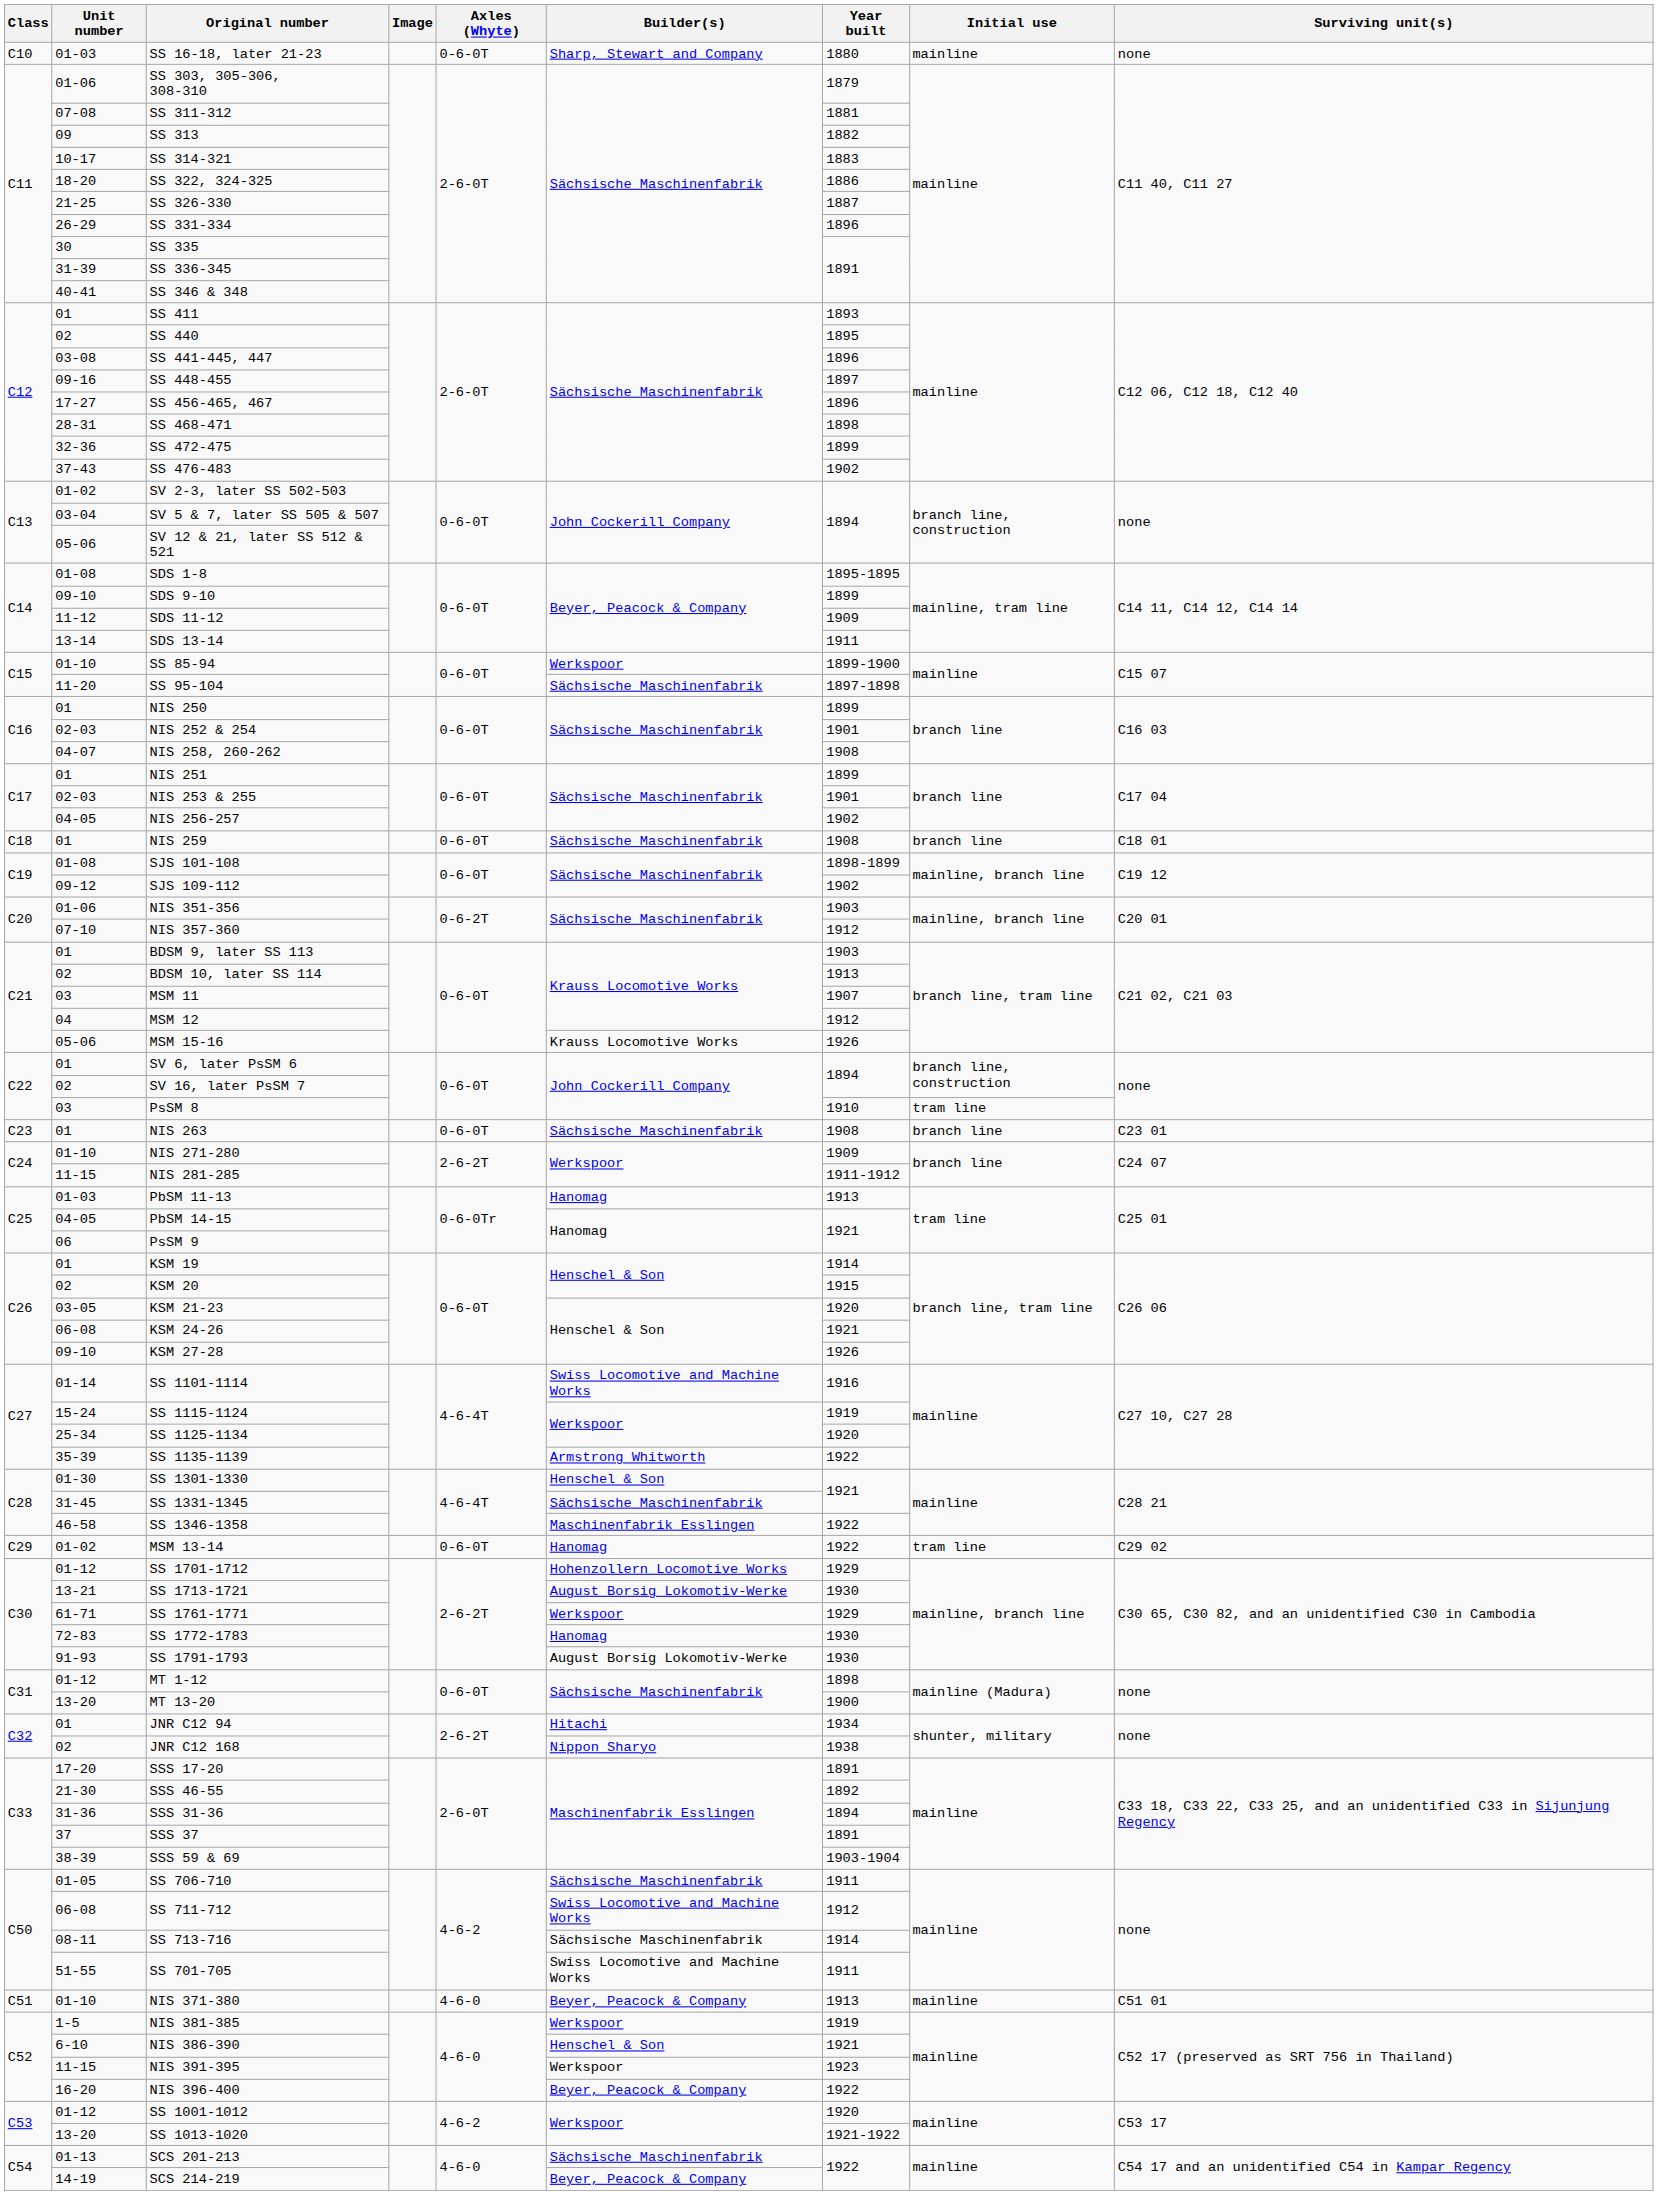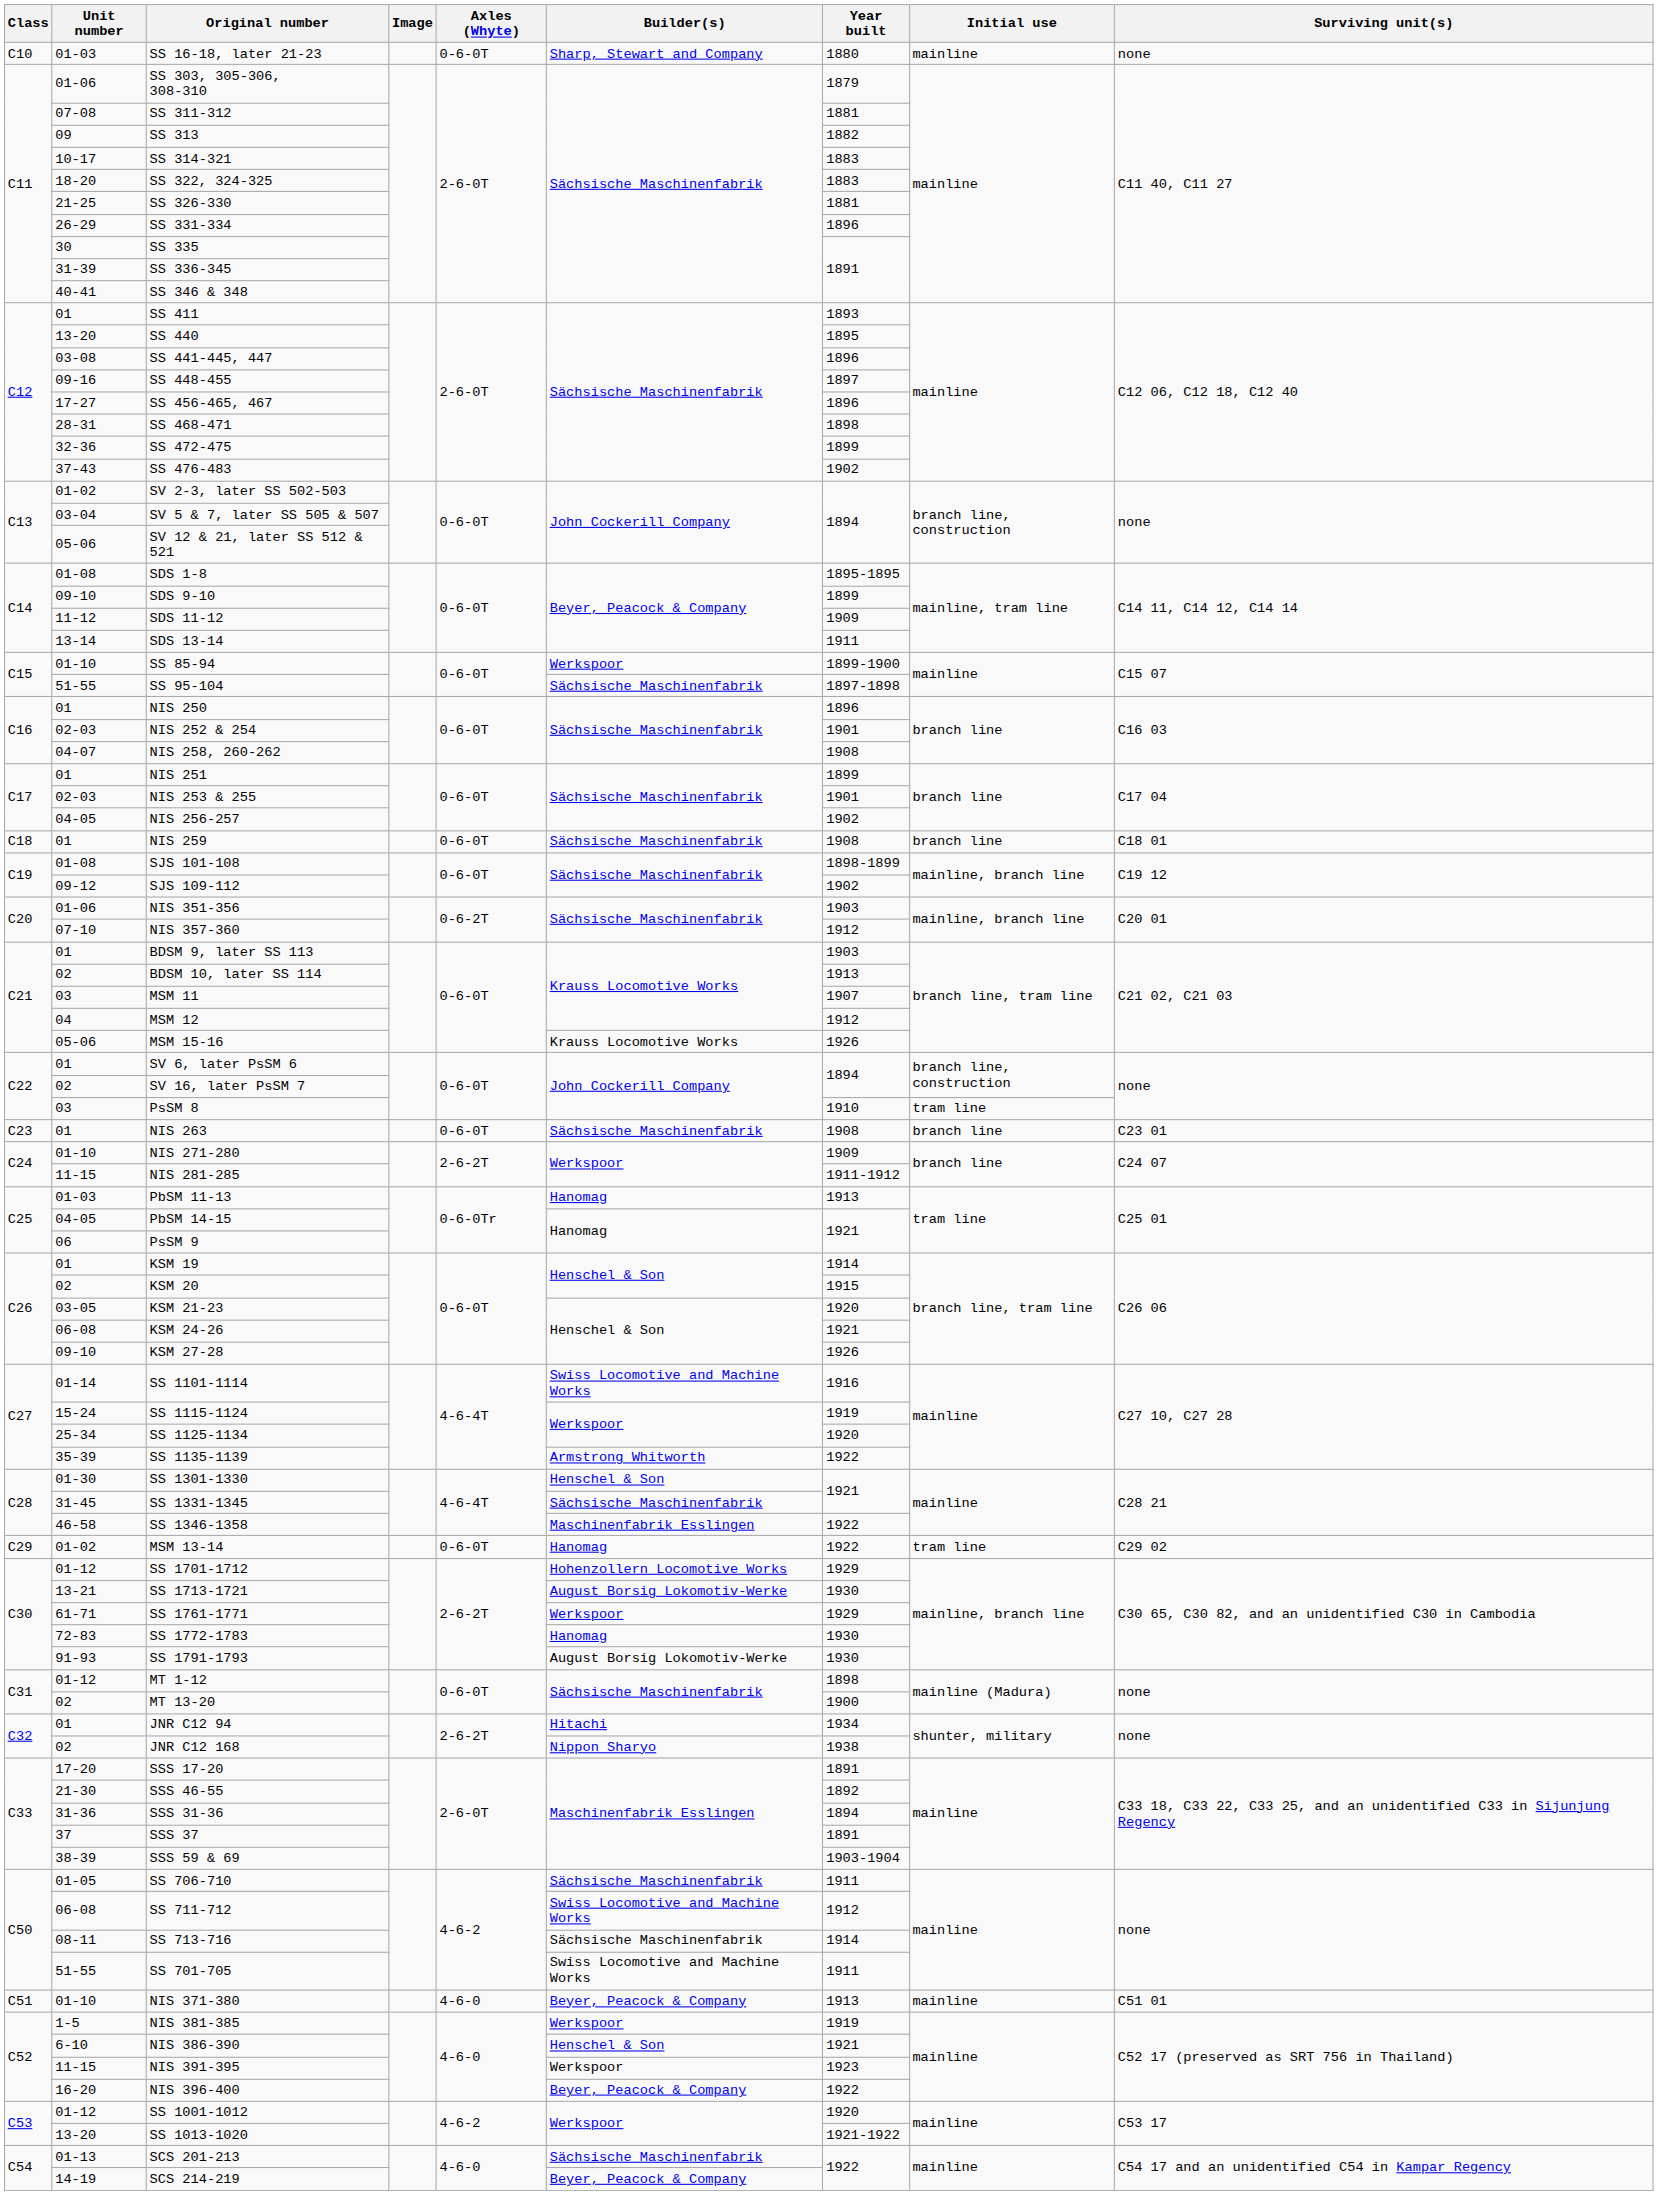(843, 181) 1886 -> (843, 181) 1883
(843, 203) 1887 -> (843, 203) 1881
(63, 336) 02 -> (76, 336) 13-20
(76, 686) 11-20 -> (76, 686) 51-55
(843, 708) 1899 -> (843, 708) 1896
(76, 1703) 13-20 -> (63, 1703) 02
